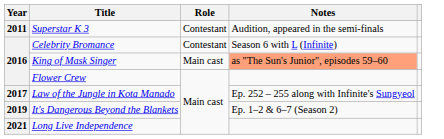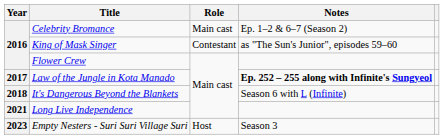- row: (60, 28)
(205, 45) Contestant -> (212, 28) Main cast
(284, 45) Season 6 with L (Infinite) -> (294, 28) Ep. 1–2 & 6–7 (Season 2)
(203, 61) Main cast -> (214, 45) Contestant
(310, 61) lightsalmon background -> (319, 45) no background
(323, 93) normal -> (336, 77) bold
(17, 110) 2019 -> (17, 93) 2018
(285, 110) Ep. 1–2 & 6–7 (Season 2) -> (294, 93) Season 6 with L (Infinite)
+ row: (110, 126)
